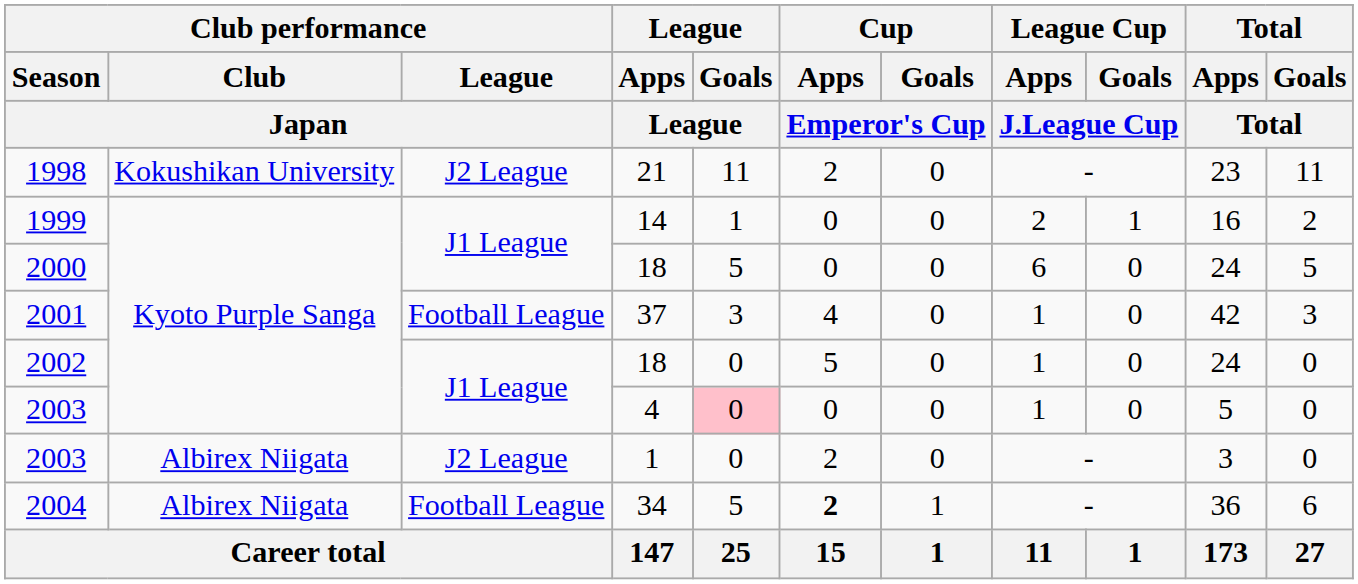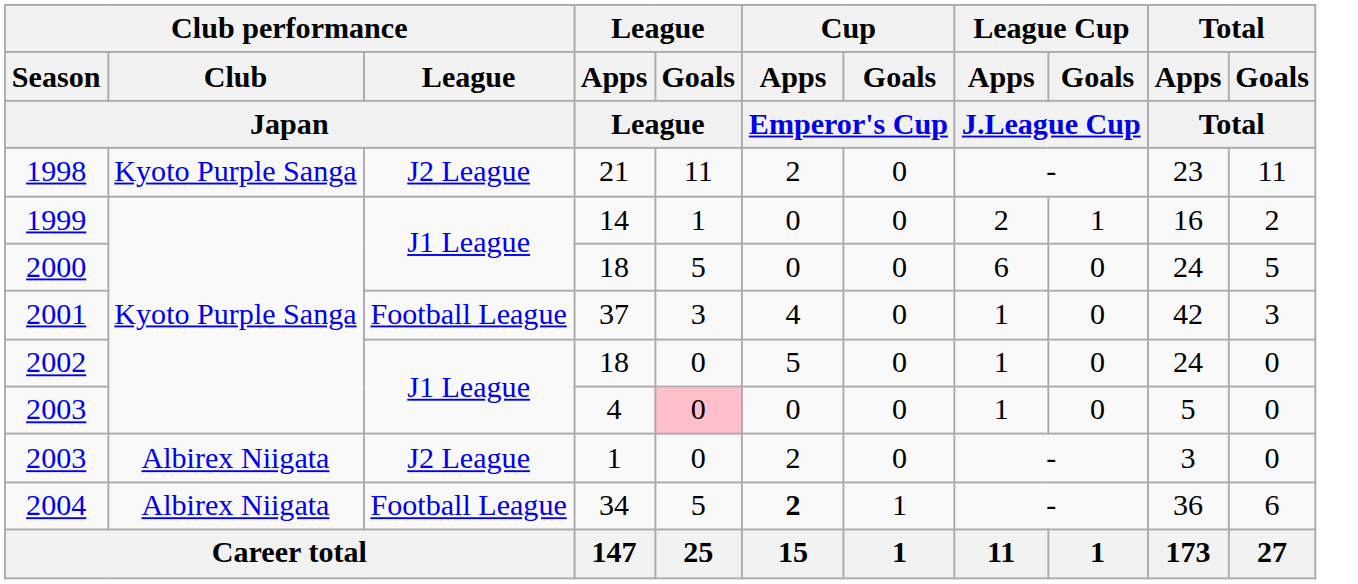(254, 171) Kokushikan University -> (235, 171) Kyoto Purple Sanga
